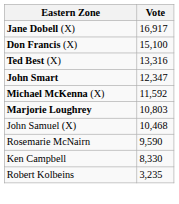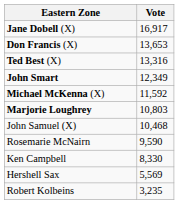(153, 45) 15,100 -> (153, 45) 13,653
(153, 77) 12,347 -> (153, 77) 12,349
+ row: (33, 175)
